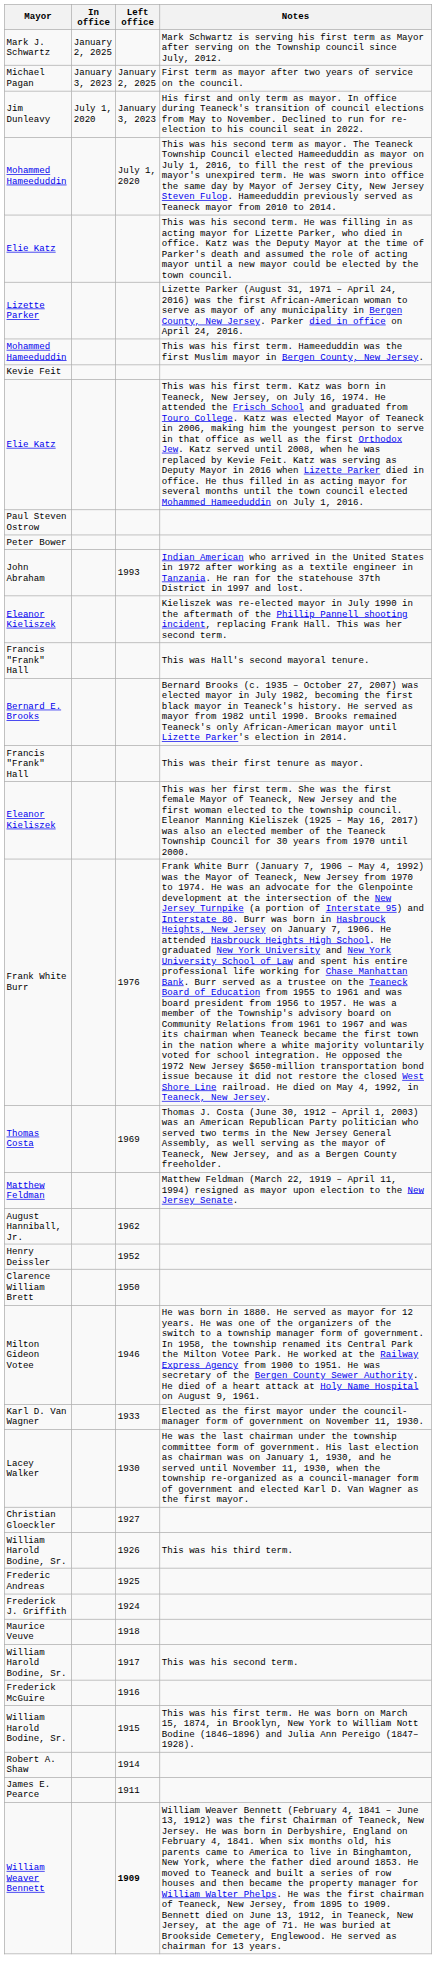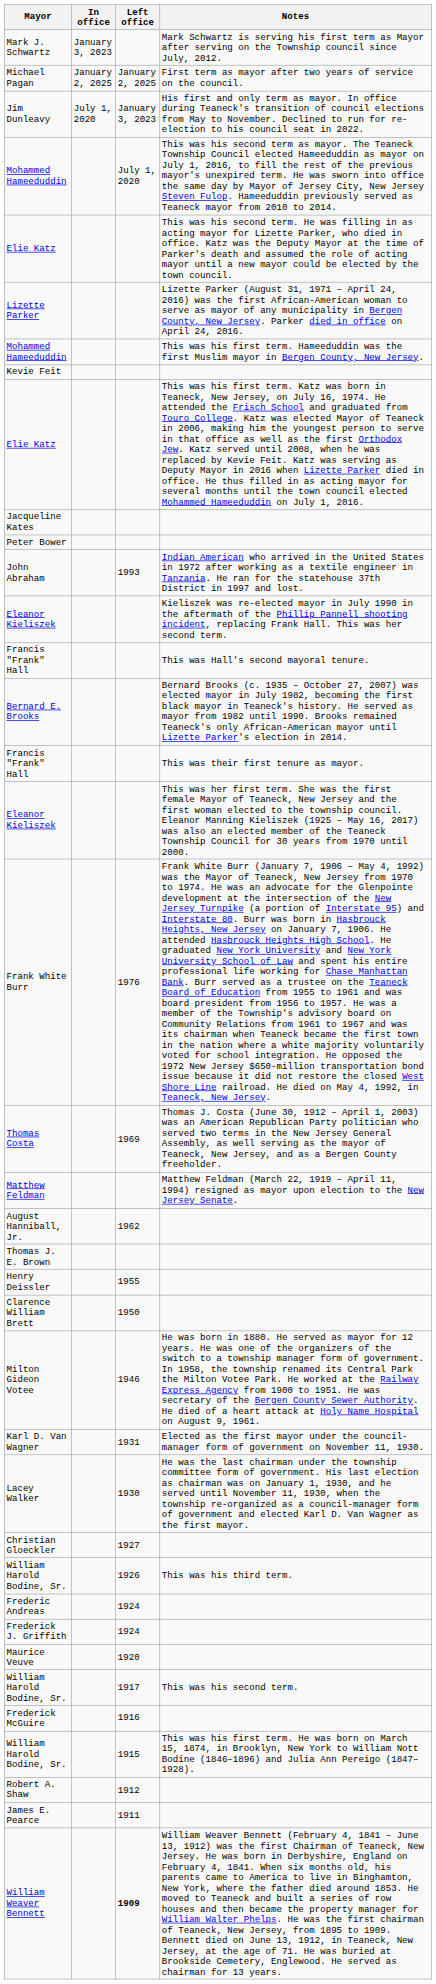(93, 48) January 2, 2025 -> (93, 48) January 3, 2023
(93, 78) January 3, 2023 -> (93, 78) January 2, 2025
+ row: (34, 522)
- row: (37, 522)
+ row: (31, 1257)
(129, 1257) 1952 -> (129, 1282) 1955
(129, 1417) 1933 -> (129, 1442) 1931
(129, 1581) 1925 -> (129, 1606) 1924
(129, 1632) 1918 -> (129, 1657) 1920
(129, 1765) 1914 -> (129, 1790) 1912
